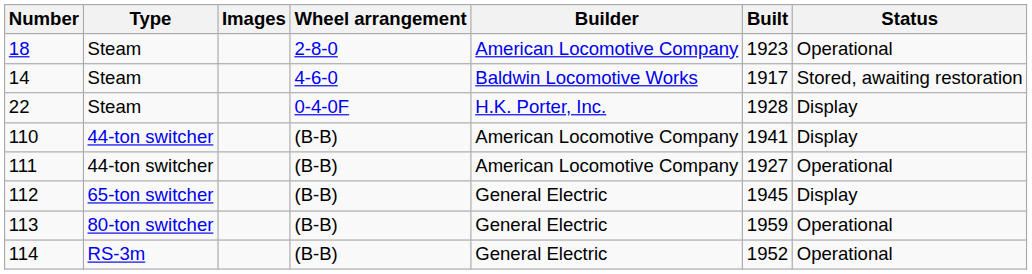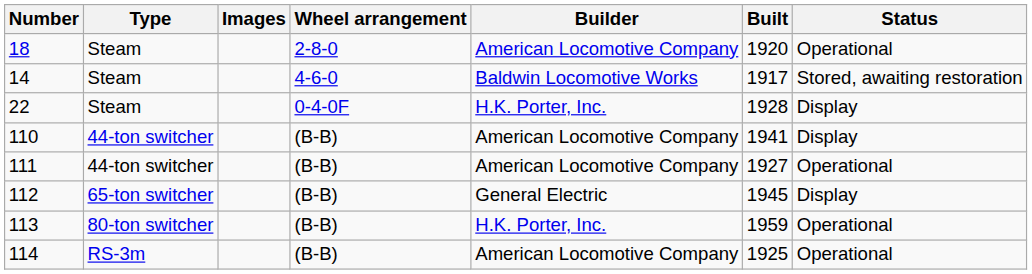(768, 48) 1923 -> (768, 48) 1920
(541, 225) General Electric -> (541, 225) H.K. Porter, Inc.
(541, 254) General Electric -> (607, 254) American Locomotive Company
(768, 254) 1952 -> (768, 254) 1925
